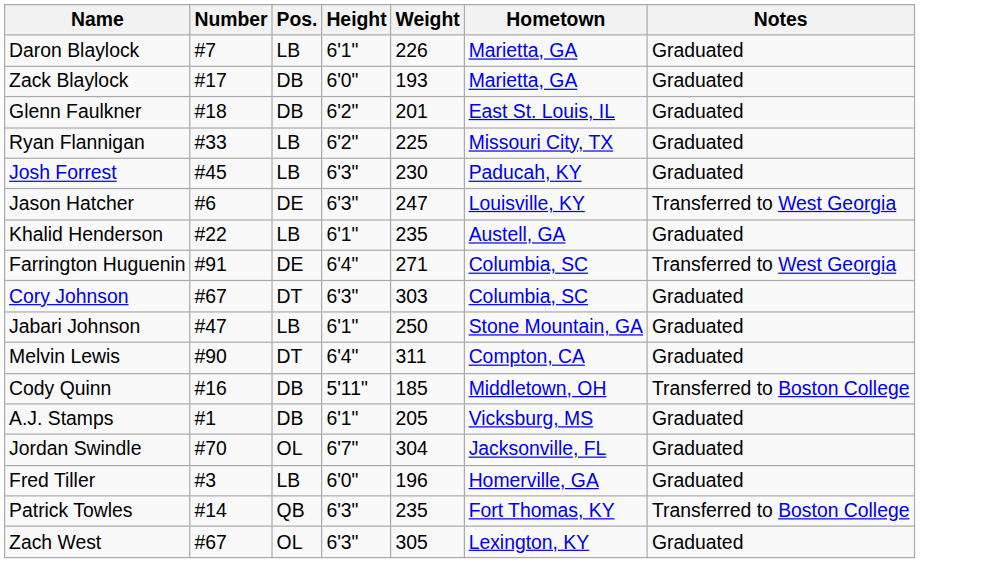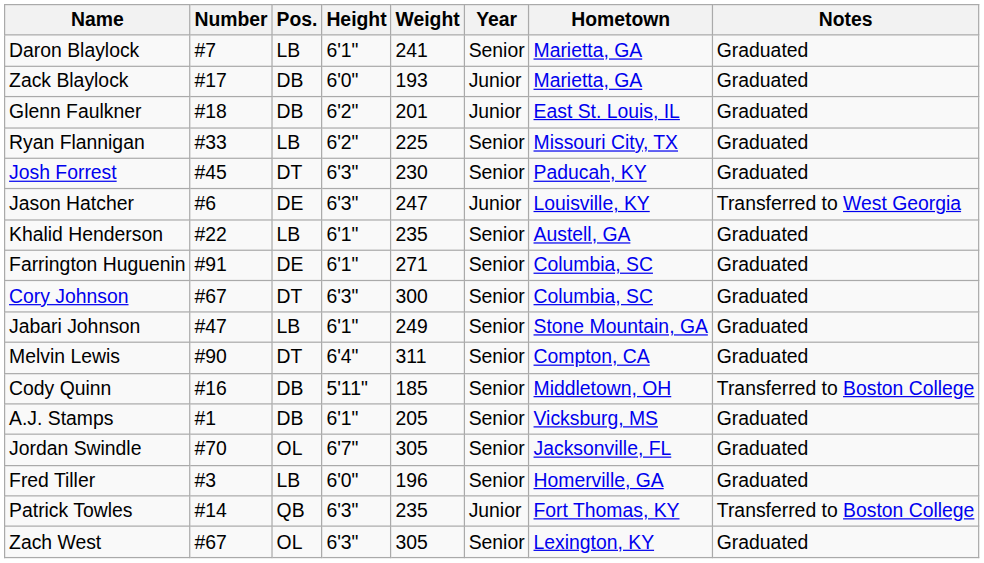+ column: (497, 19)
(412, 50) 226 -> (412, 50) 241
(288, 173) LB -> (289, 173) DT
(342, 265) 6'4" -> (342, 265) 6'1"
(774, 265) Transferred to West Georgia -> (763, 265) Graduated
(412, 296) 303 -> (412, 296) 300
(412, 326) 250 -> (412, 326) 249
(412, 449) 304 -> (412, 449) 305
